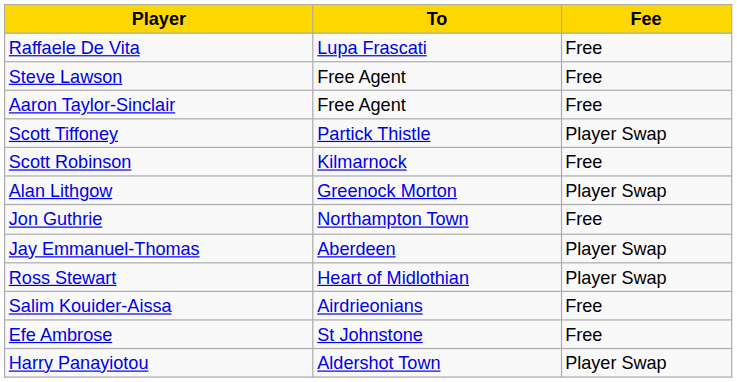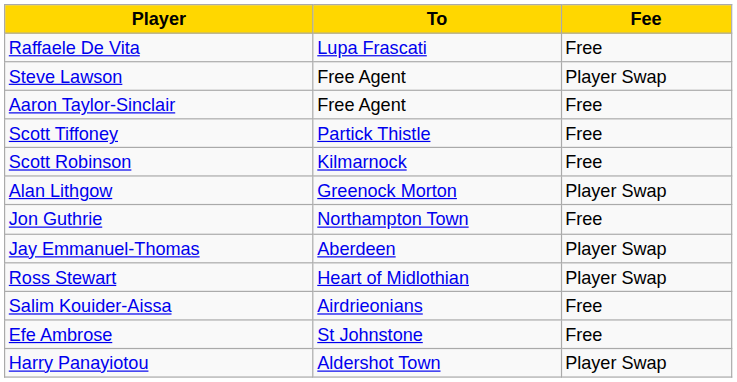(584, 76) Free -> (616, 76) Player Swap
(616, 134) Player Swap -> (584, 134) Free
